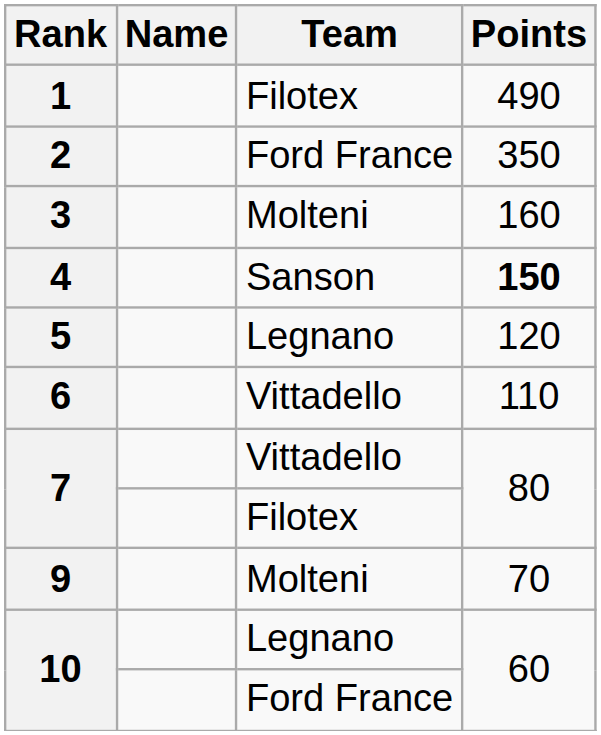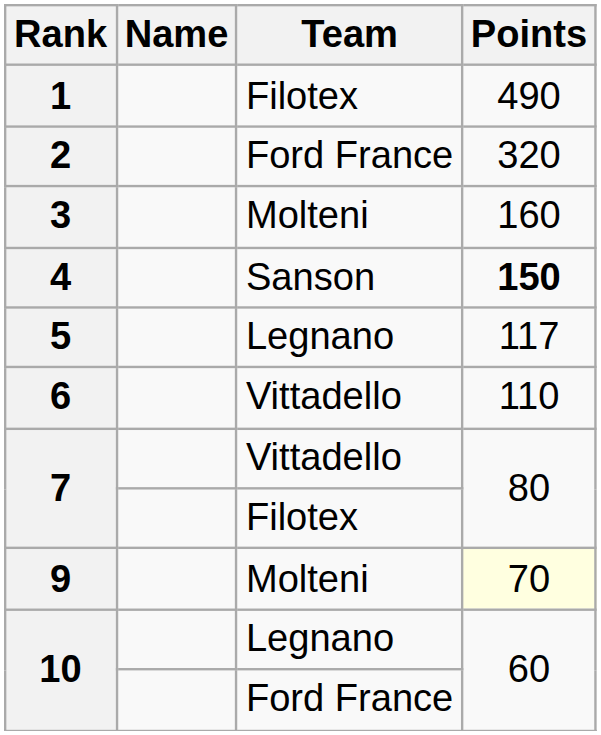(529, 155) 350 -> (529, 155) 320
(529, 336) 120 -> (529, 336) 117
(529, 578) no background -> (529, 578) lightyellow background
